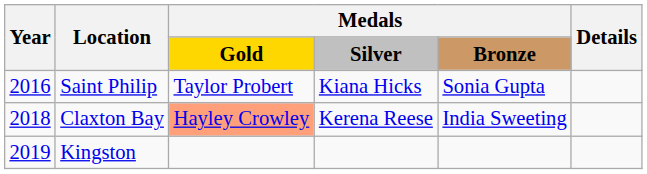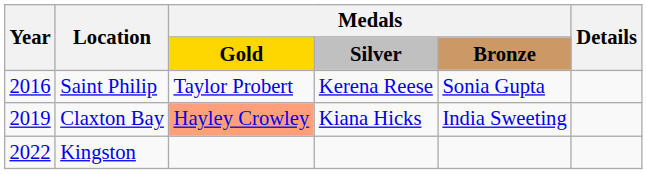(370, 86) Kiana Hicks -> (376, 86) Kerena Reese
(30, 119) 2018 -> (30, 119) 2019
(376, 119) Kerena Reese -> (370, 119) Kiana Hicks
(30, 151) 2019 -> (30, 151) 2022
